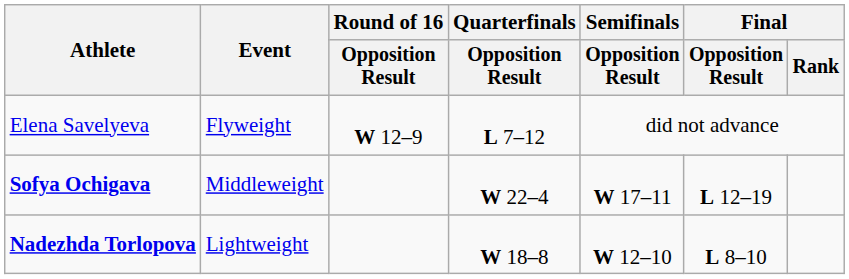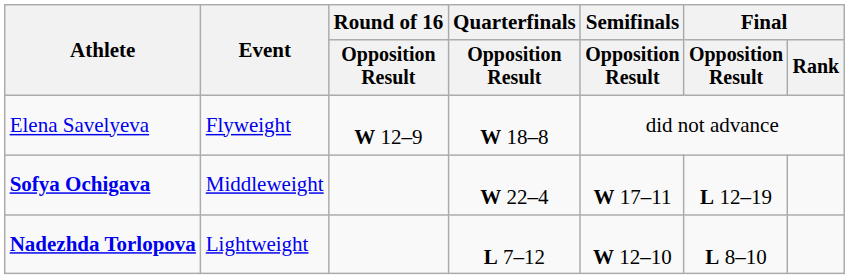(514, 137) L 7–12 -> (514, 137) W 18–8
(514, 256) W 18–8 -> (514, 256) L 7–12
